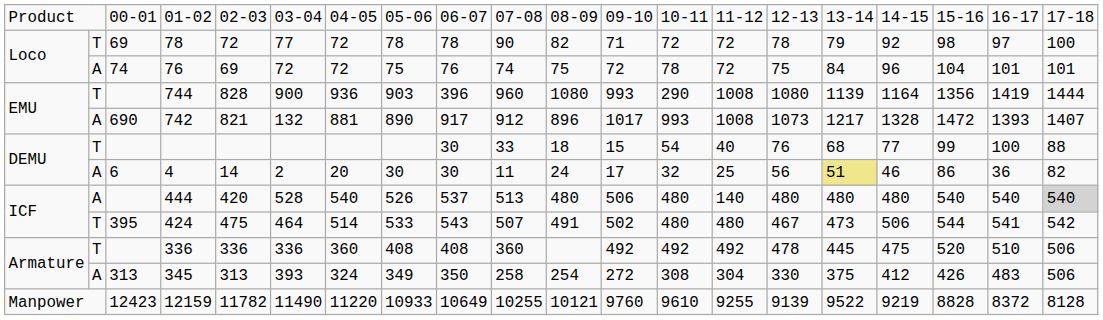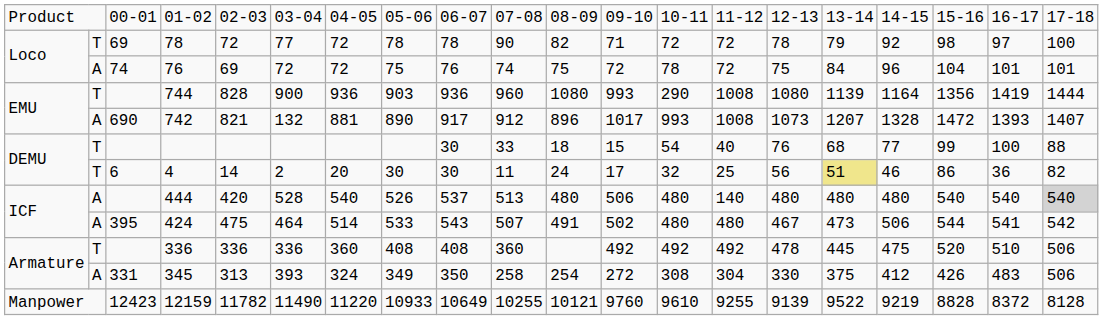(454, 95) 396 -> (454, 95) 936
(845, 121) 1217 -> (845, 121) 1207
(97, 173) A -> (97, 173) T
(97, 224) T -> (97, 224) A
(123, 276) 313 -> (123, 276) 331
